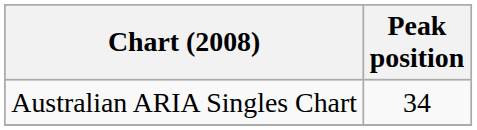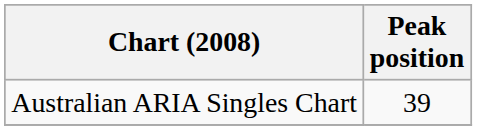(417, 102) 34 -> (417, 102) 39
